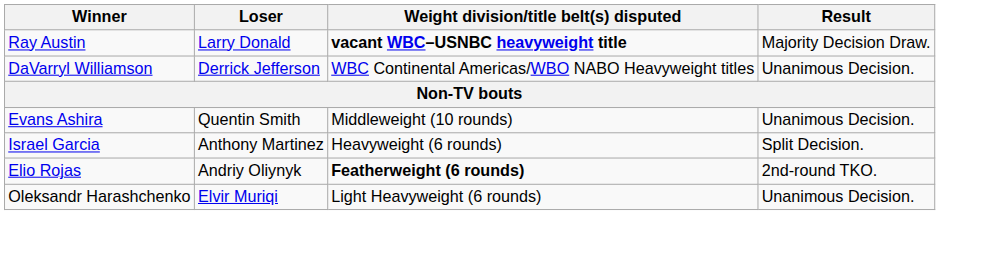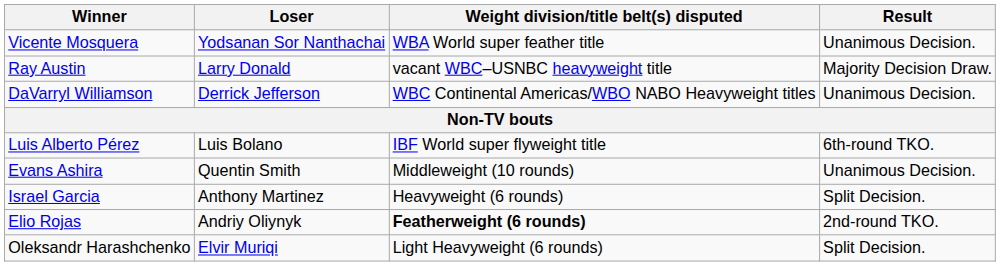+ row: (73, 42)
(479, 42) bold -> (532, 68) normal
+ row: (74, 145)
(838, 196) Unanimous Decision. -> (874, 247) Split Decision.
